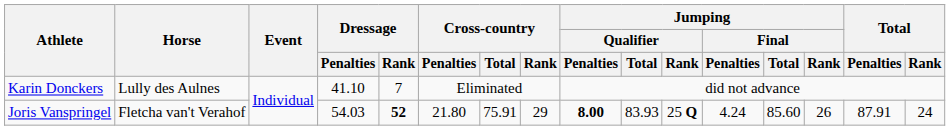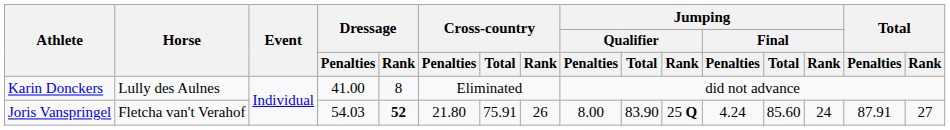(348, 88) 41.10 -> (348, 88) 41.00
(399, 88) 7 -> (399, 88) 8
(540, 113) 29 -> (540, 113) 26
(591, 113) bold -> (591, 113) normal
(642, 113) 83.93 -> (642, 113) 83.90
(824, 113) 26 -> (824, 113) 24
(925, 113) 24 -> (925, 113) 27
